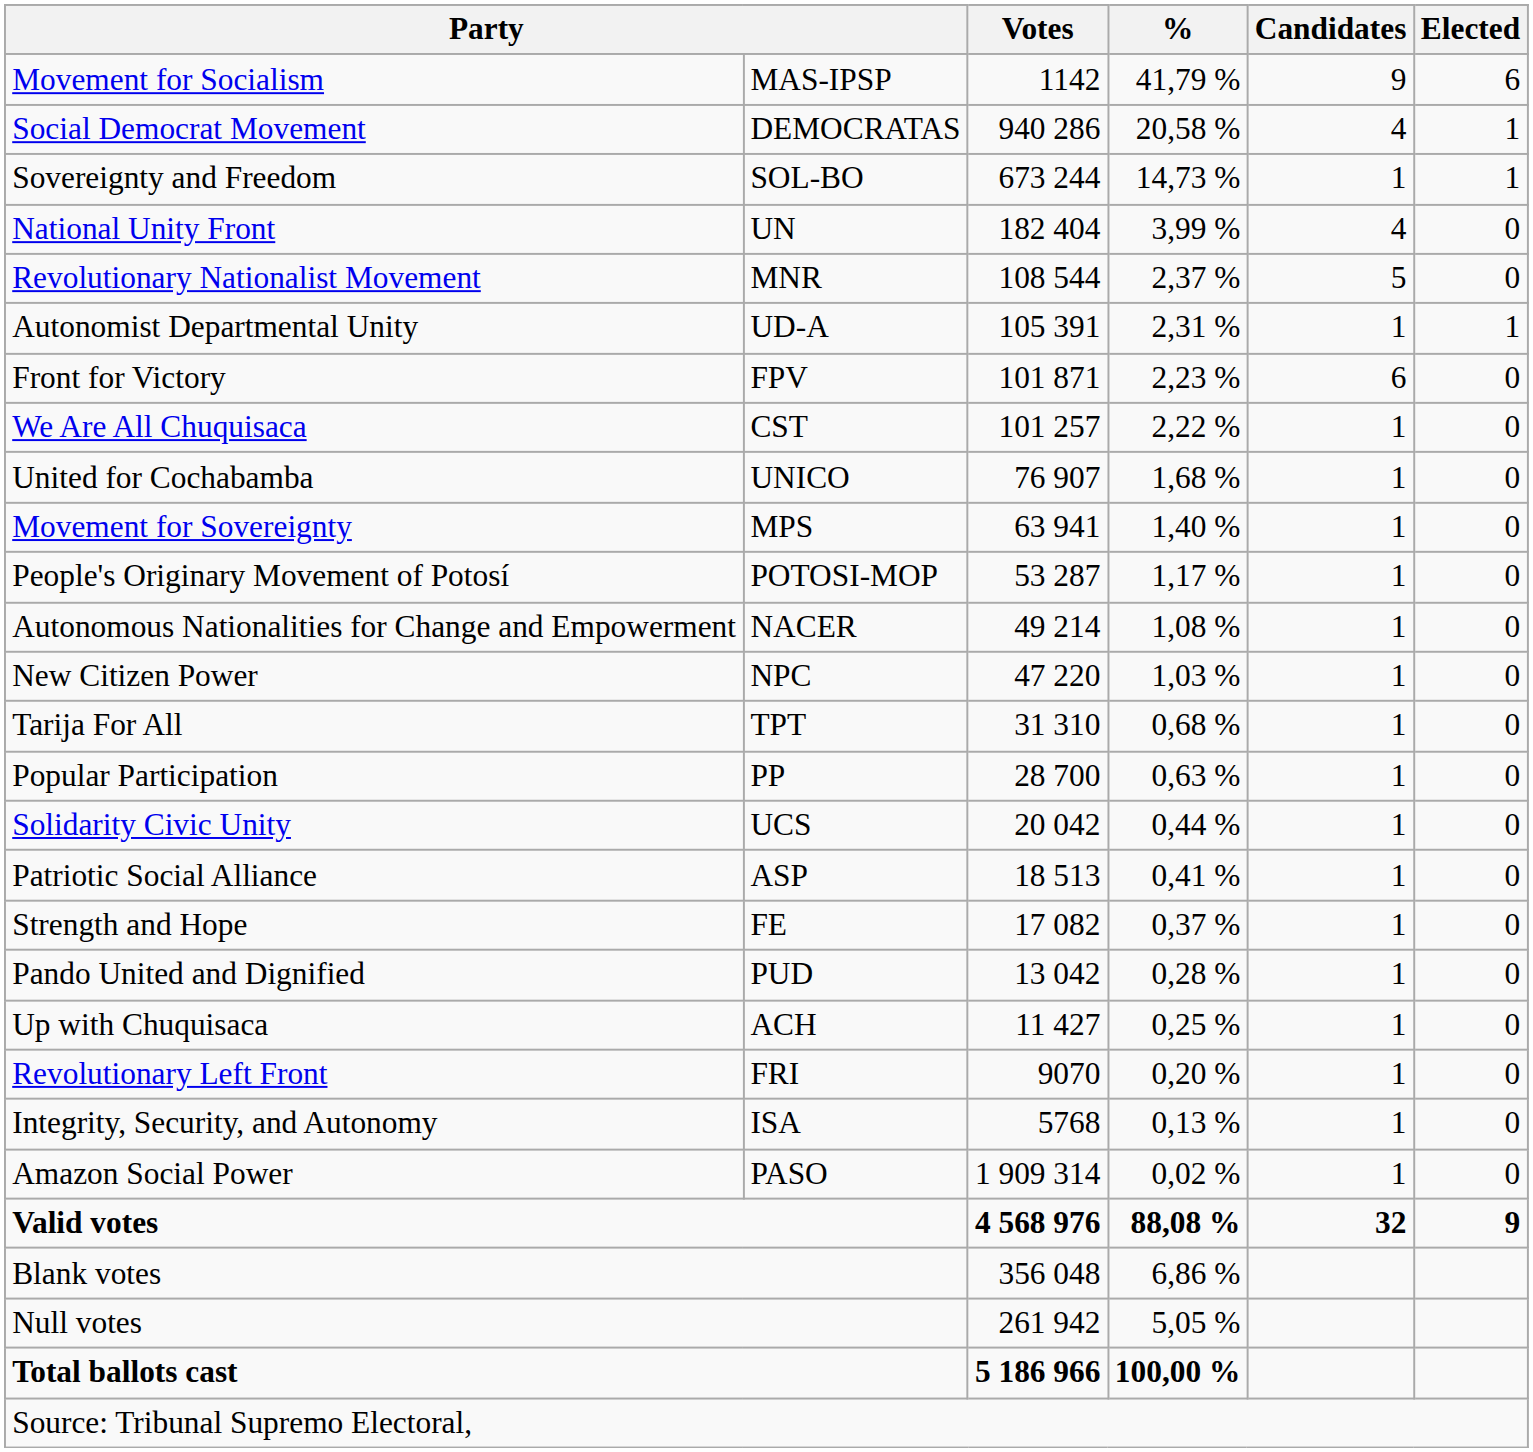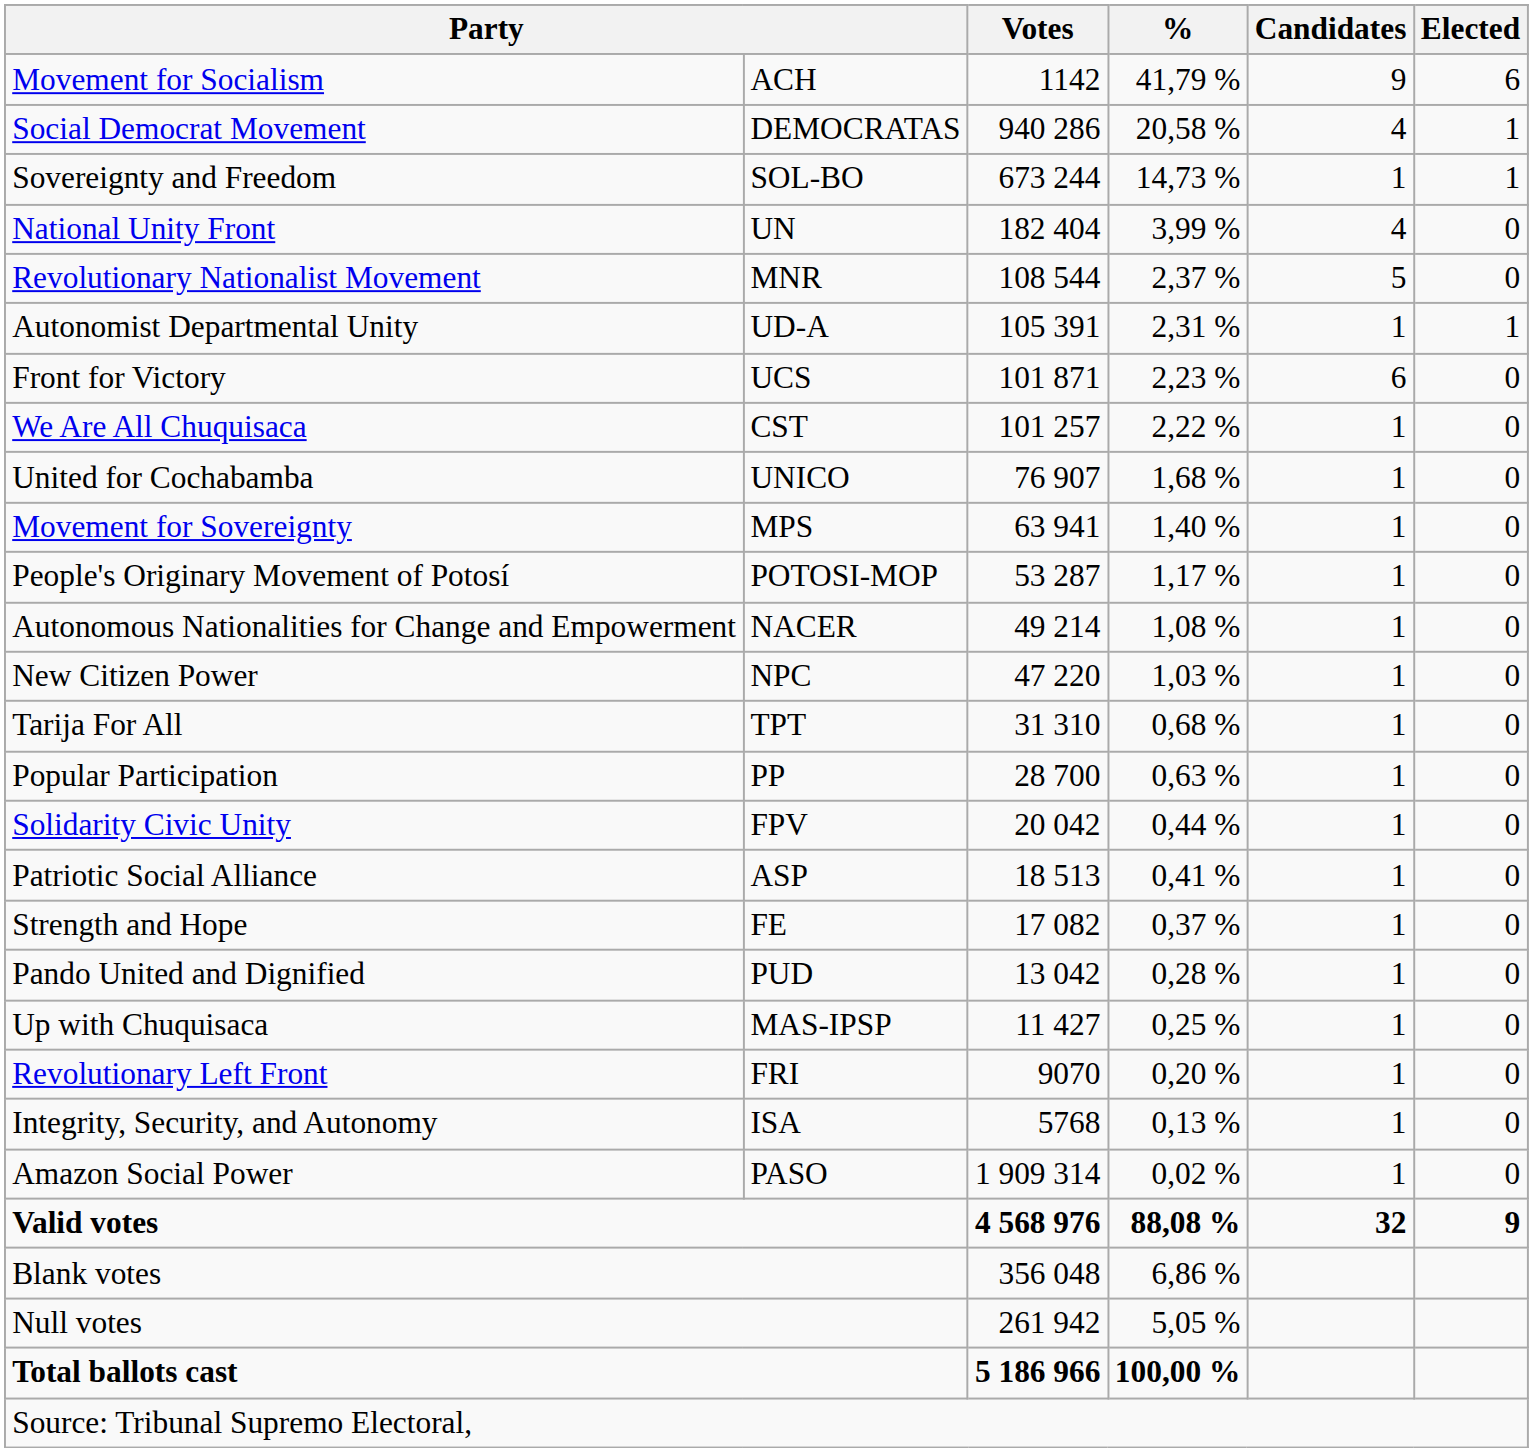(821, 79) MAS-IPSP -> (784, 79) ACH
(779, 377) FPV -> (781, 377) UCS
(781, 825) UCS -> (779, 825) FPV
(784, 1024) ACH -> (821, 1024) MAS-IPSP
